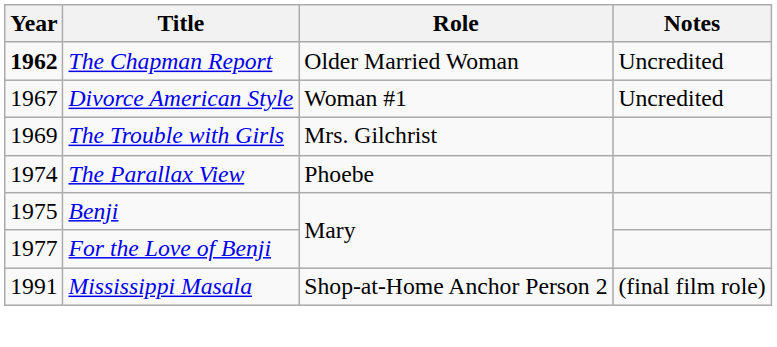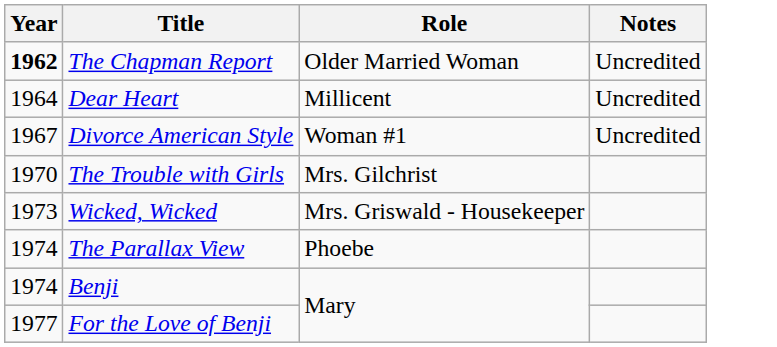+ row: (123, 98)
(34, 135) 1969 -> (34, 173) 1970
+ row: (143, 211)
(34, 211) 1975 -> (34, 286) 1974
- row: (160, 286)
